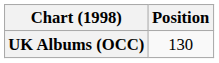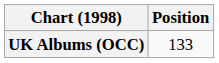(181, 44) 130 -> (181, 44) 133
